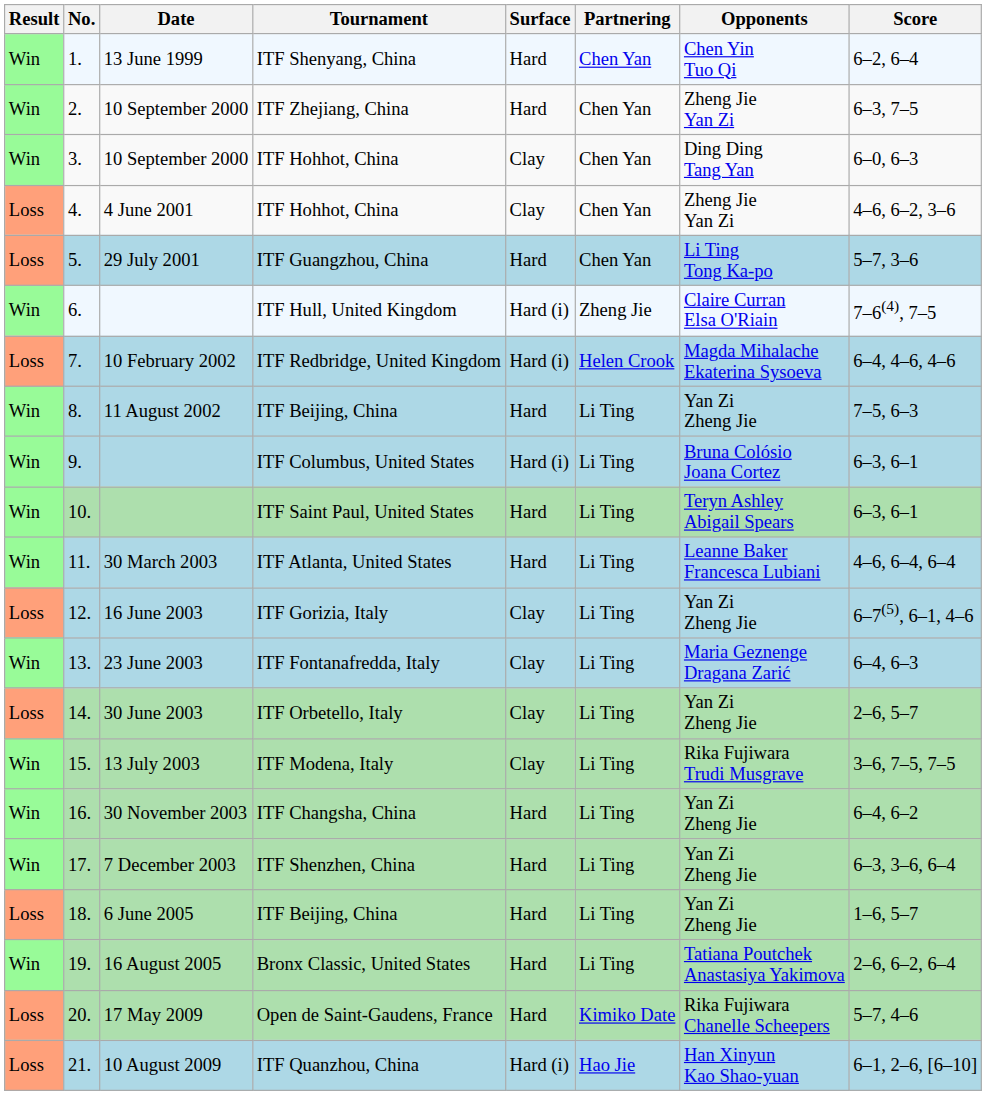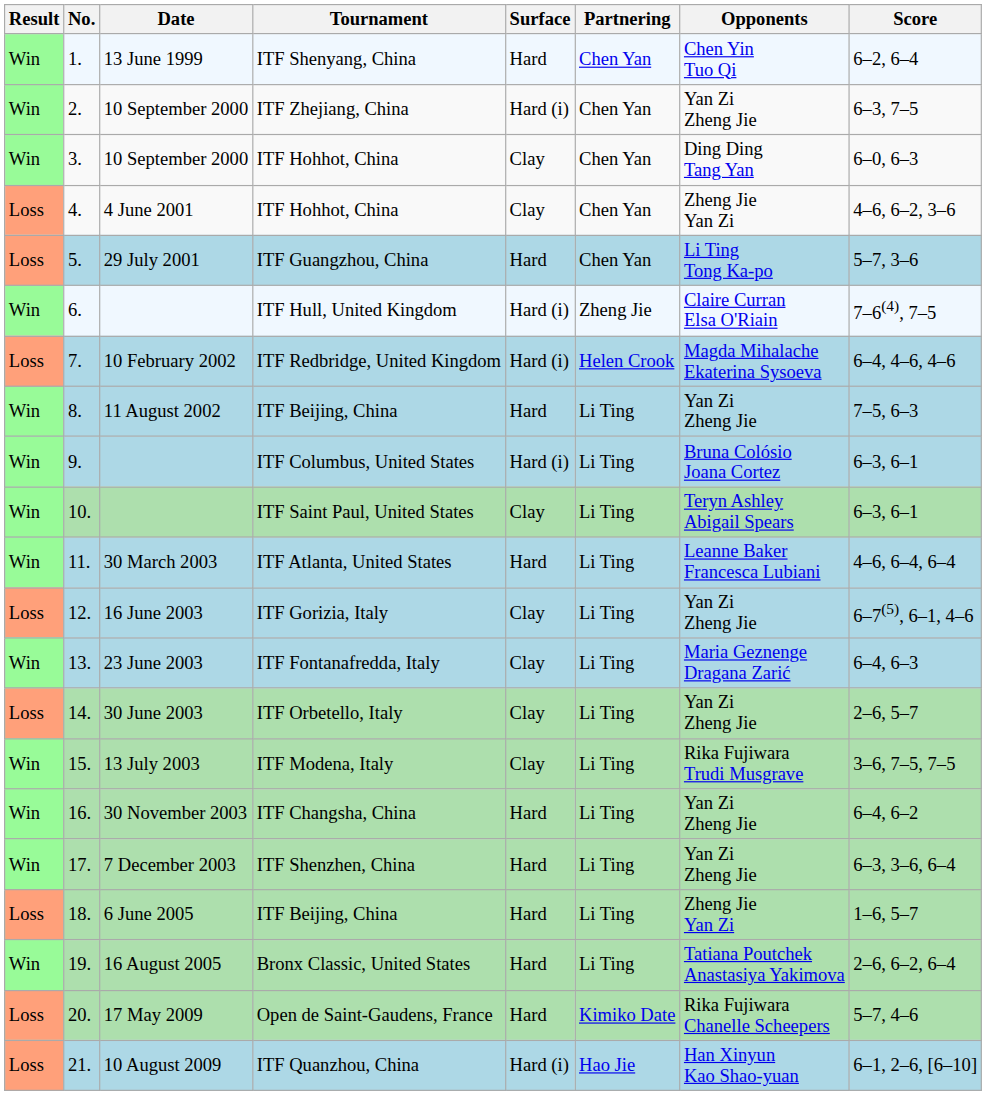(528, 109) Hard -> (539, 109) Hard (i)
(720, 109) Zheng Jie Yan Zi -> (720, 109) Yan Zi Zheng Jie
(528, 511) Hard -> (527, 511) Clay
(720, 914) Yan Zi Zheng Jie -> (720, 914) Zheng Jie Yan Zi
